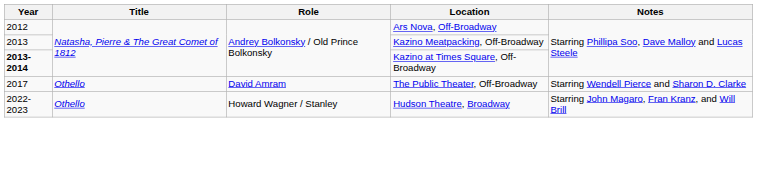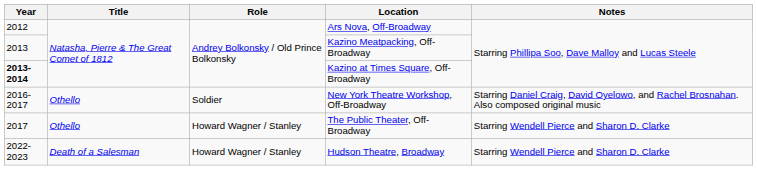+ row: (390, 100)
(257, 83) David Amram -> (247, 126) Howard Wagner / Stanley
(70, 104) Othello -> (94, 152) Death of a Salesman
(643, 104) Starring John Magaro, Fran Kranz, and Will Brill -> (572, 152) Starring Wendell Pierce and Sharon D. Clarke
